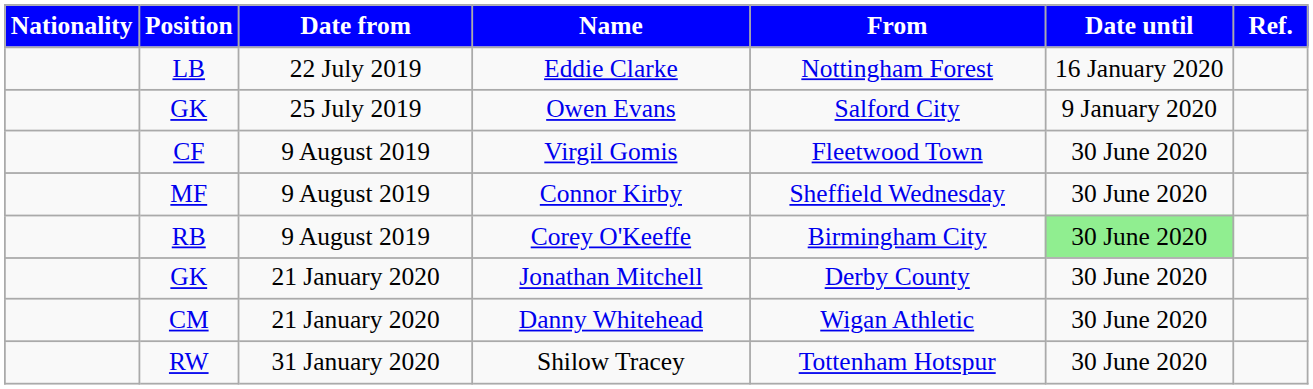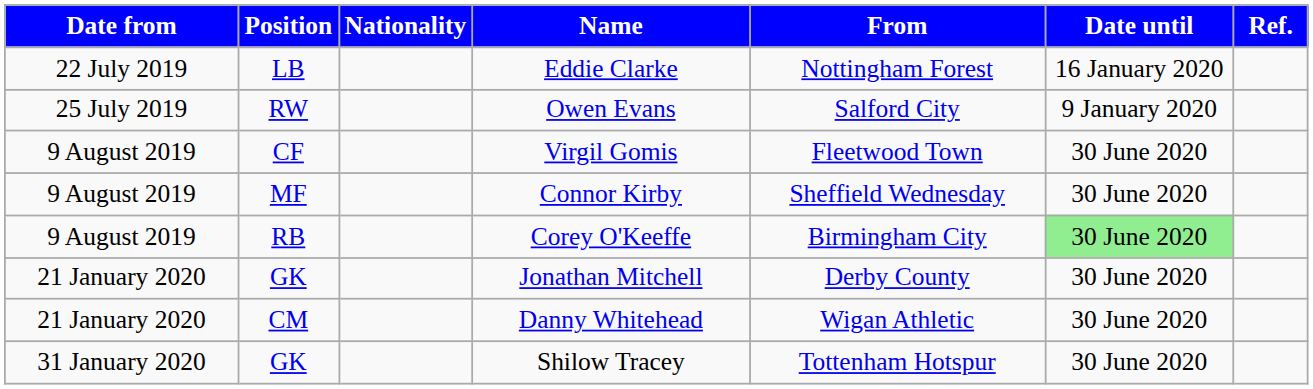columns swapped: (356, 25) <-> (72, 25)
(189, 109) GK -> (288, 109) RW
(189, 362) RW -> (288, 362) GK
